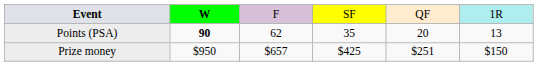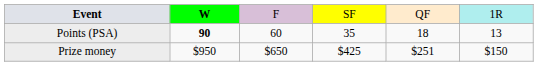(276, 33) 62 -> (276, 33) 60
(423, 33) 20 -> (423, 33) 18
(276, 52) $657 -> (276, 52) $650
